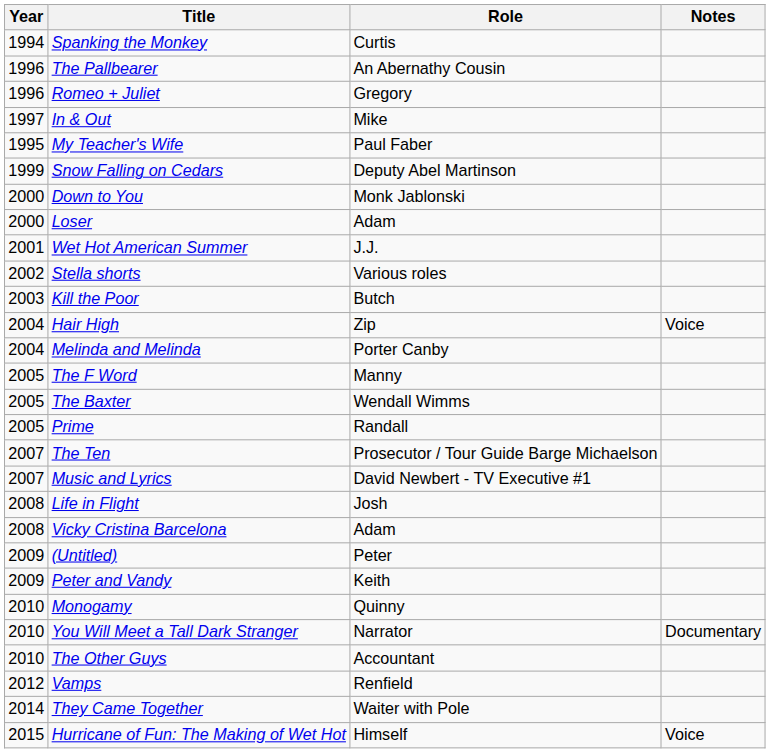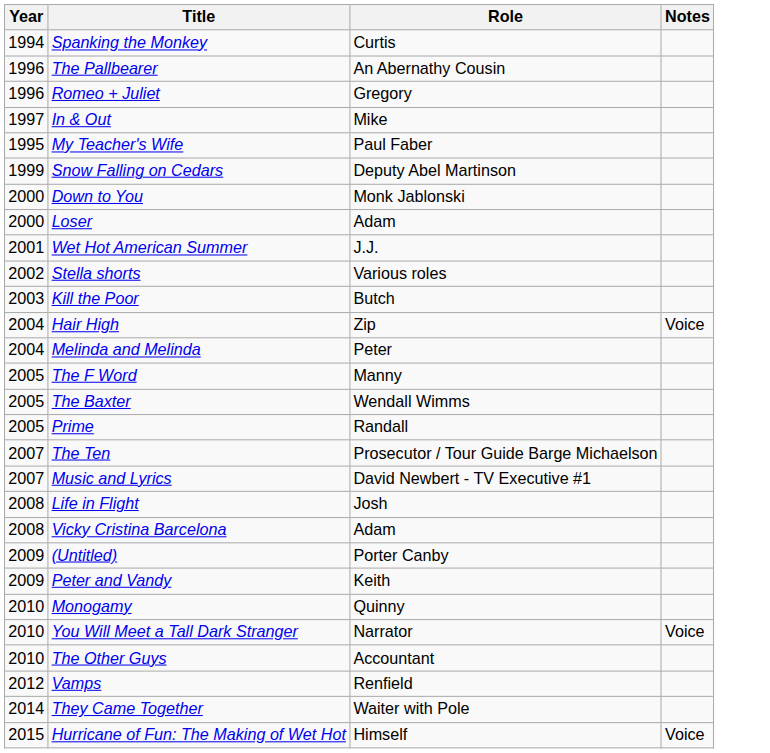(401, 350) Porter Canby -> (373, 350) Peter
(373, 555) Peter -> (401, 555) Porter Canby
(713, 632) Documentary -> (685, 632) Voice
